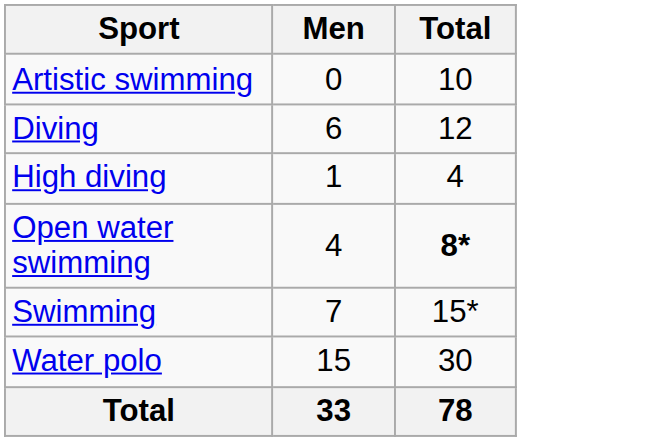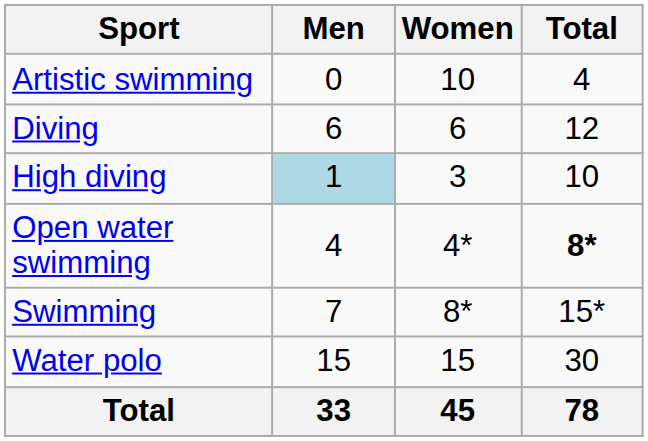+ column: (458, 29)
(455, 78) 10 -> (582, 78) 4
(334, 177) no background -> (334, 177) lightblue background
(455, 177) 4 -> (582, 177) 10
